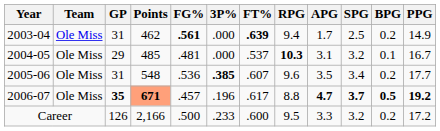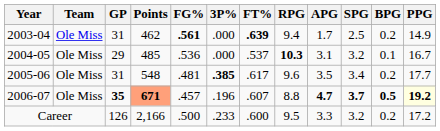(189, 55) .481 -> (189, 55) .536
(189, 75) .536 -> (189, 75) .481
(258, 75) .607 -> (258, 75) .617
(258, 95) .617 -> (258, 95) .607
(420, 95) no background -> (420, 95) lightyellow background
